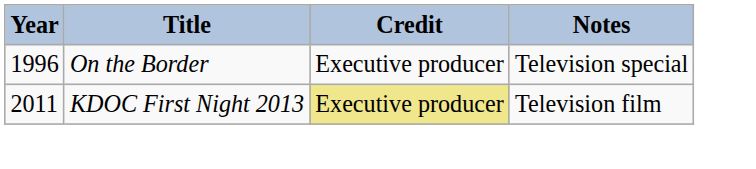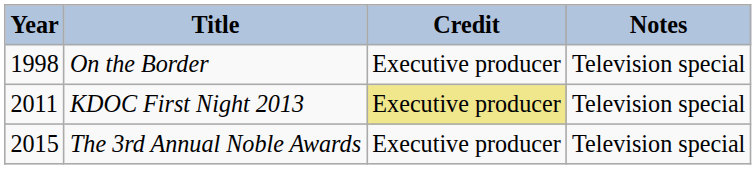(35, 64) 1996 -> (35, 64) 1998
(588, 104) Television film -> (659, 104) Television special
+ row: (216, 144)
